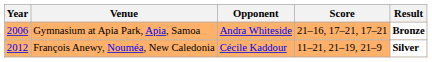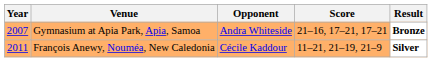(18, 31) 2006 -> (18, 31) 2007
(18, 48) 2012 -> (18, 48) 2011
